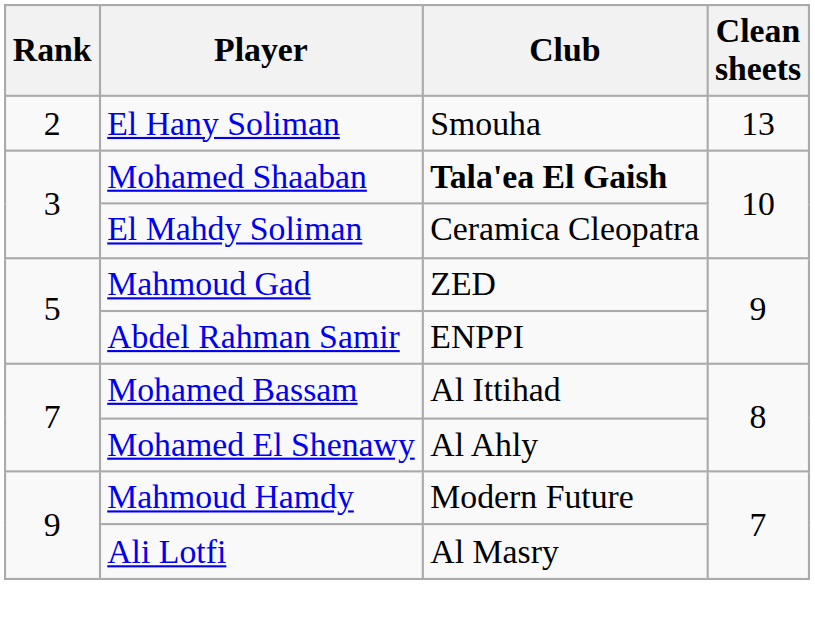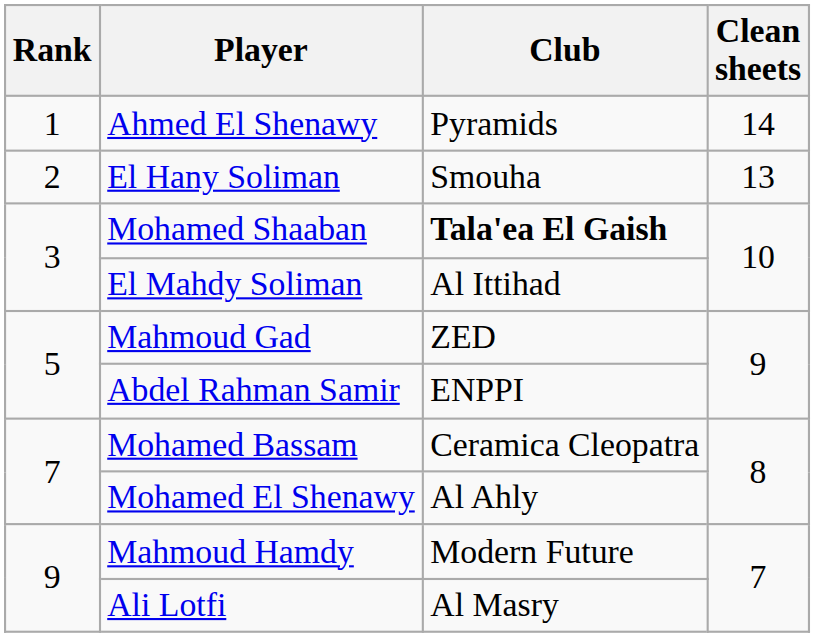+ row: (242, 122)
(565, 229) Ceramica Cleopatra -> (495, 283) Al Ittihad
(495, 390) Al Ittihad -> (565, 444) Ceramica Cleopatra
